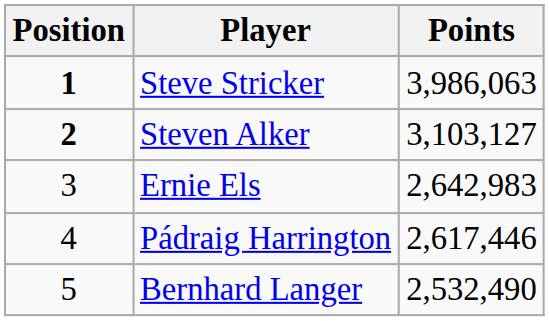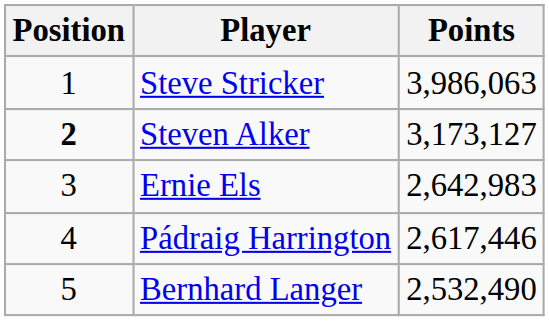(69, 82) bold -> (69, 82) normal
(471, 133) 3,103,127 -> (471, 133) 3,173,127
